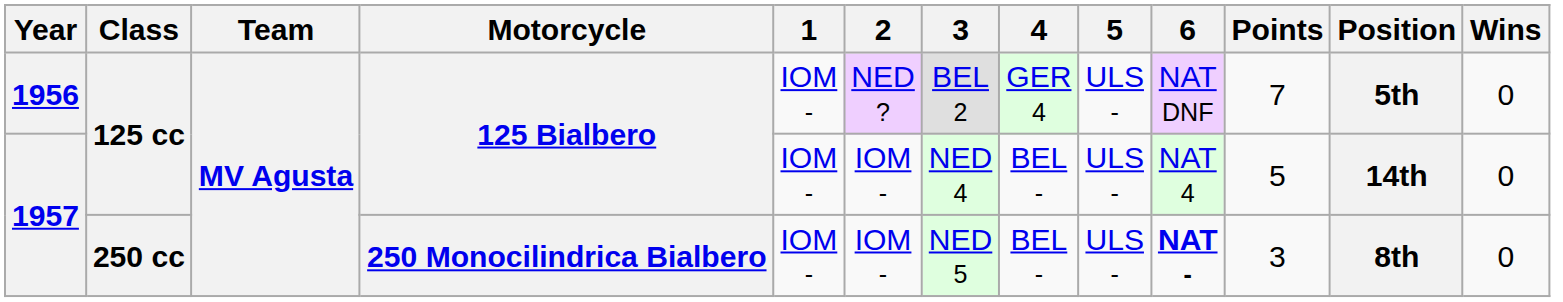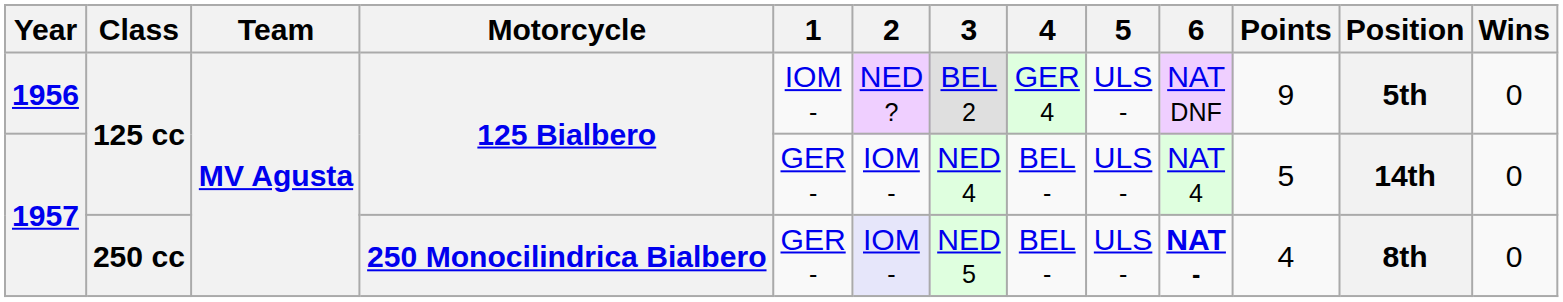(1277, 93) 7 -> (1286, 93) 9
(809, 175) IOM - -> (813, 175) GER -
(809, 256) IOM - -> (813, 256) GER -
(883, 256) no background -> (891, 256) lavender background
(1277, 256) 3 -> (1286, 256) 4
